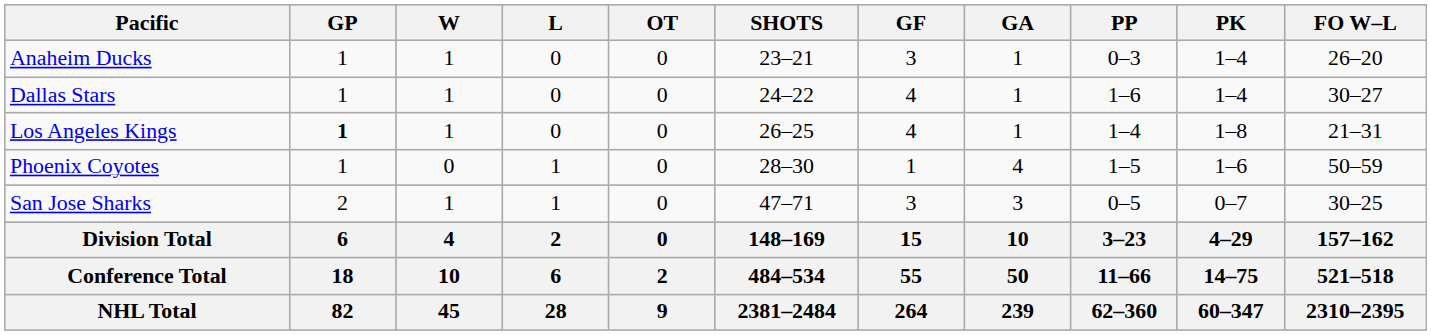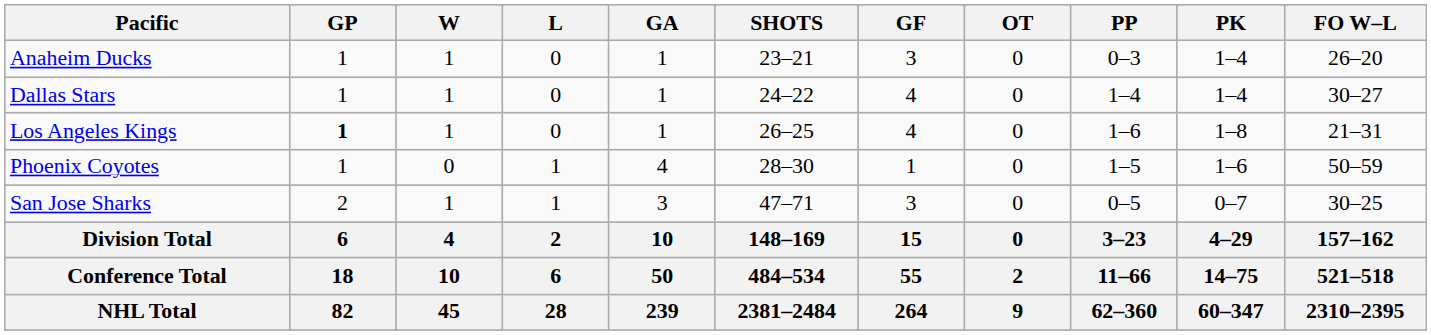columns swapped: (662, 22) <-> (1018, 22)
(1124, 94) 1–6 -> (1124, 94) 1–4
(1124, 130) 1–4 -> (1124, 130) 1–6
